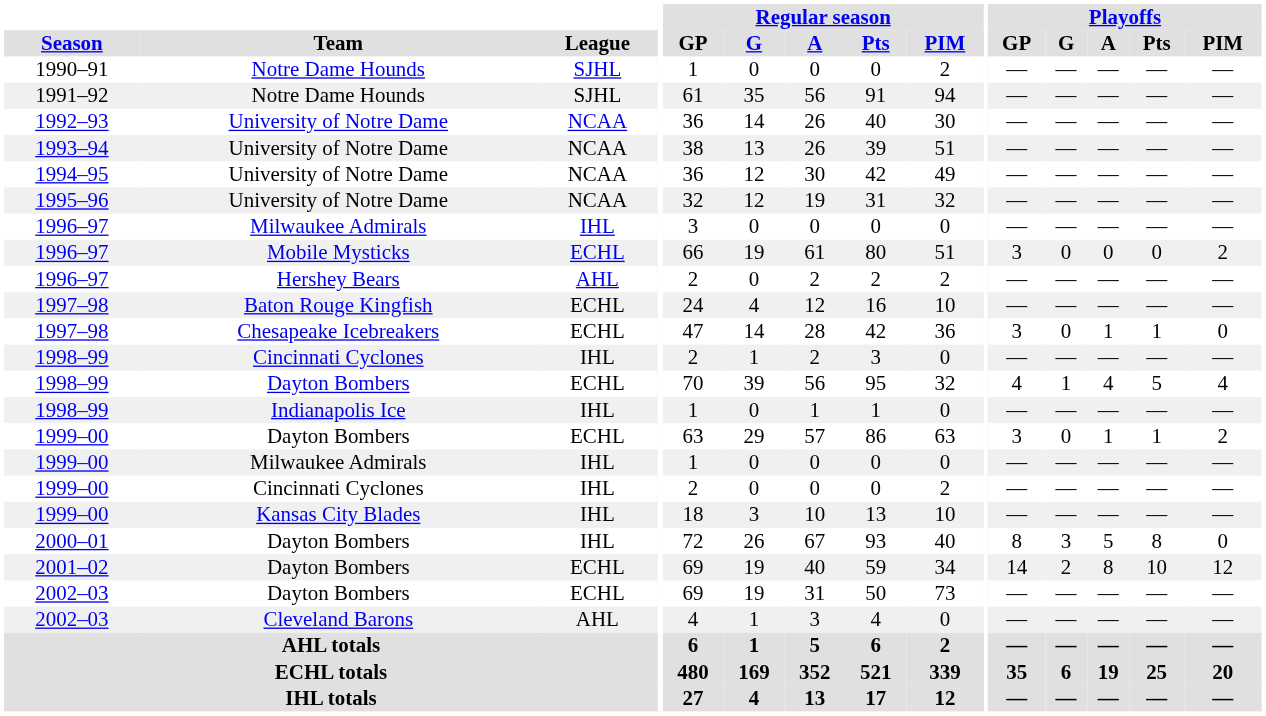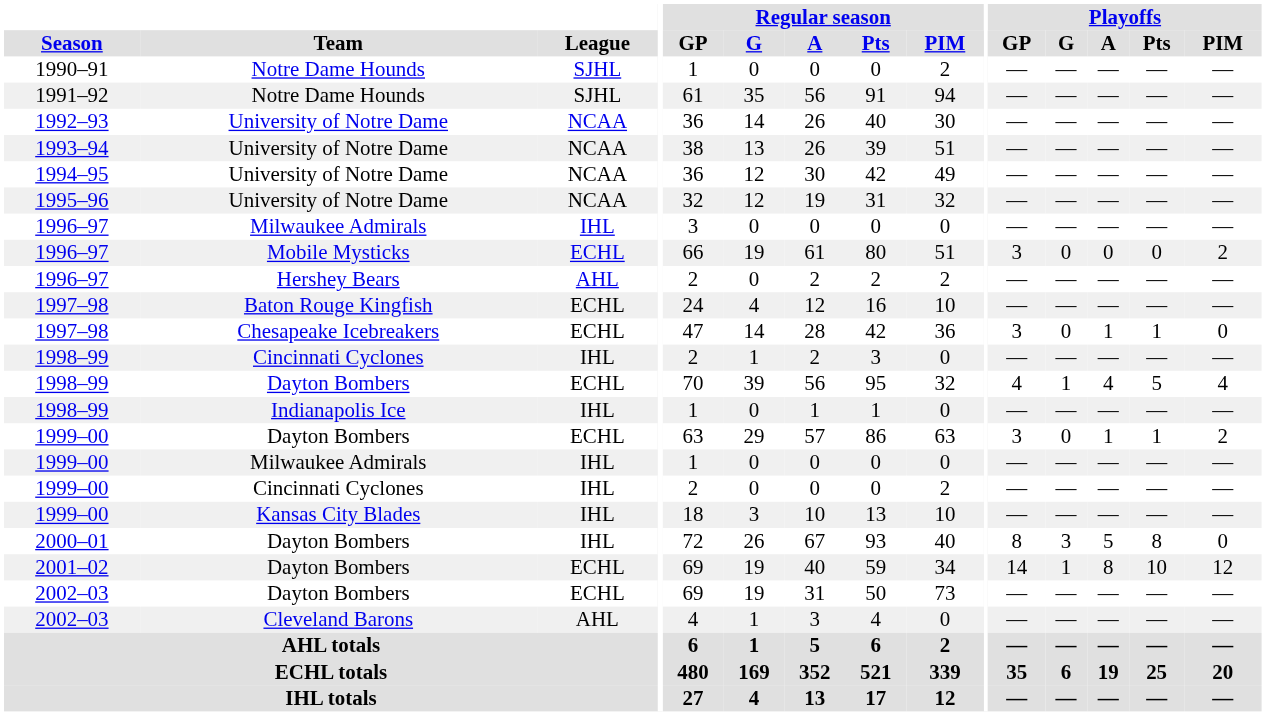(1066, 567) 2 -> (1066, 567) 1
